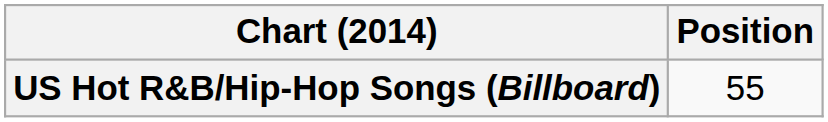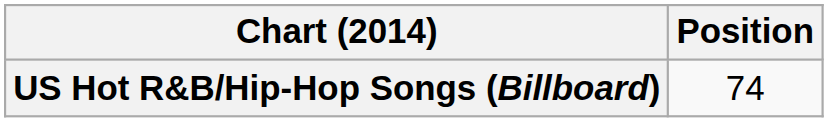(745, 87) 55 -> (745, 87) 74
